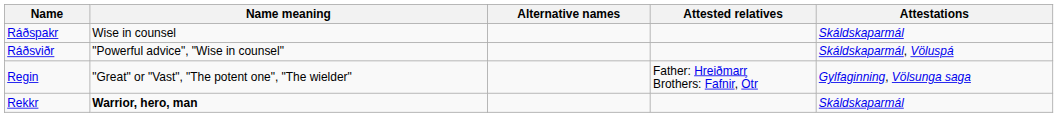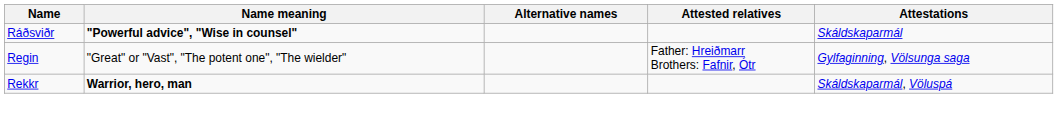- row: (33, 33)
(188, 52) normal -> (192, 33) bold
(886, 52) Skáldskaparmál, Völuspá -> (860, 33) Skáldskaparmál
(861, 103) Skáldskaparmál -> (885, 84) Skáldskaparmál, Völuspá
